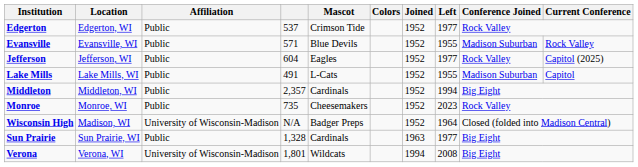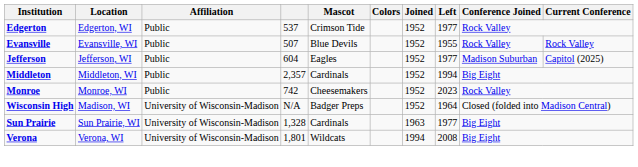(291, 43) 571 -> (291, 43) 507
(500, 43) Madison Suburban -> (486, 43) Rock Valley
(486, 59) Rock Valley -> (500, 59) Madison Suburban
- row: (29, 75)
(291, 106) 735 -> (291, 91) 742
(157, 138) Public -> (212, 122) University of Wisconsin-Madison
